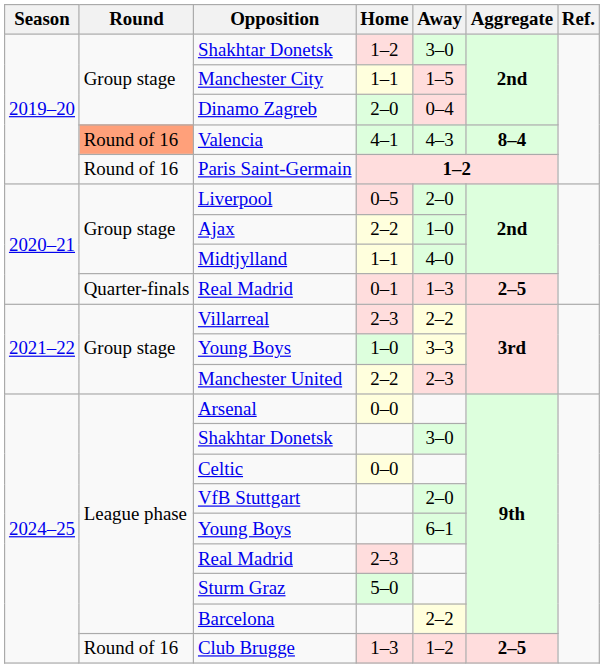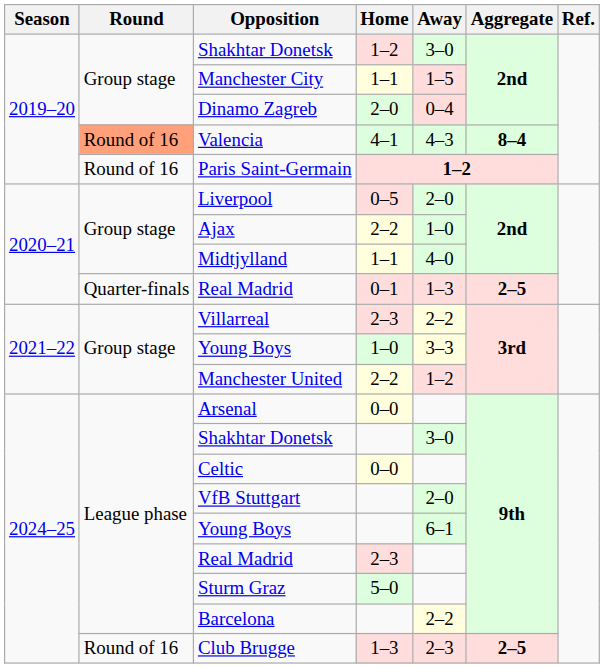(440, 378) 2–3 -> (440, 378) 1–2
(440, 648) 1–2 -> (440, 648) 2–3
